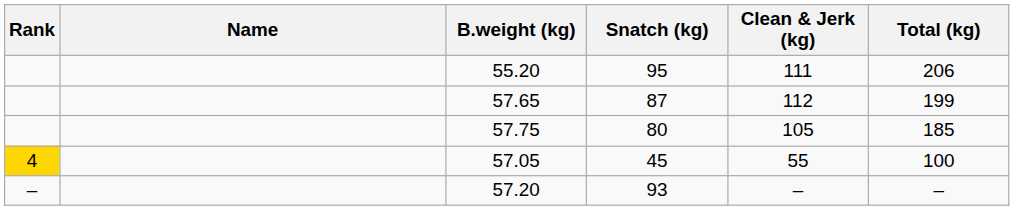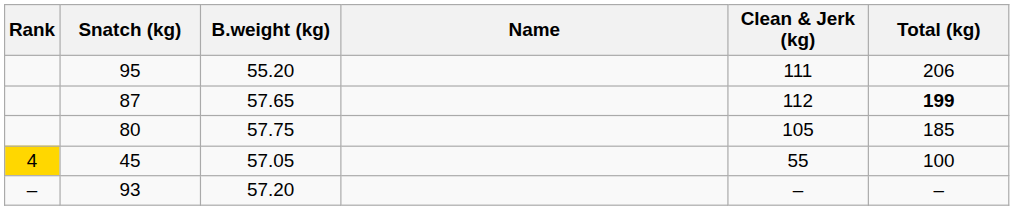columns swapped: (253, 30) <-> (657, 30)
(939, 100) normal -> (939, 100) bold
